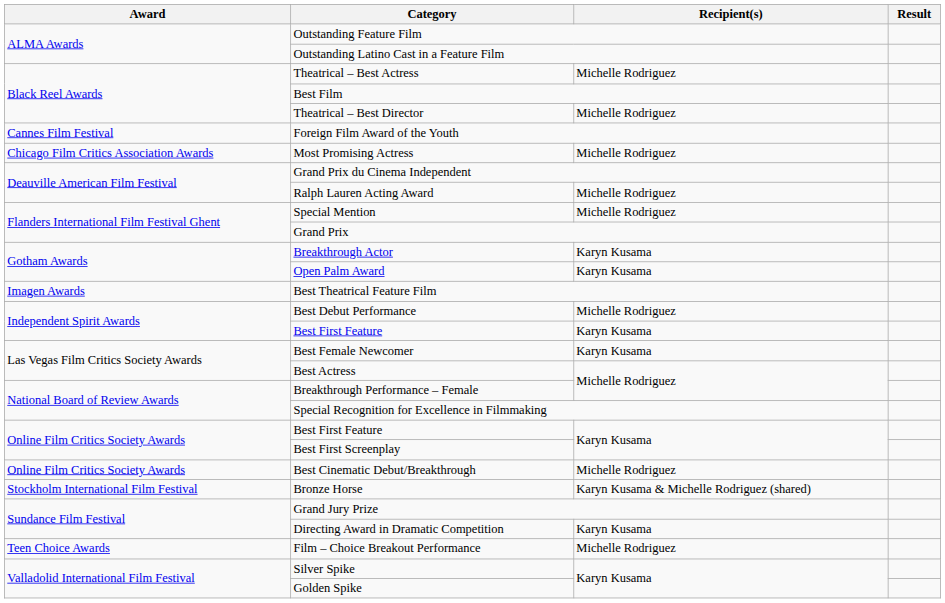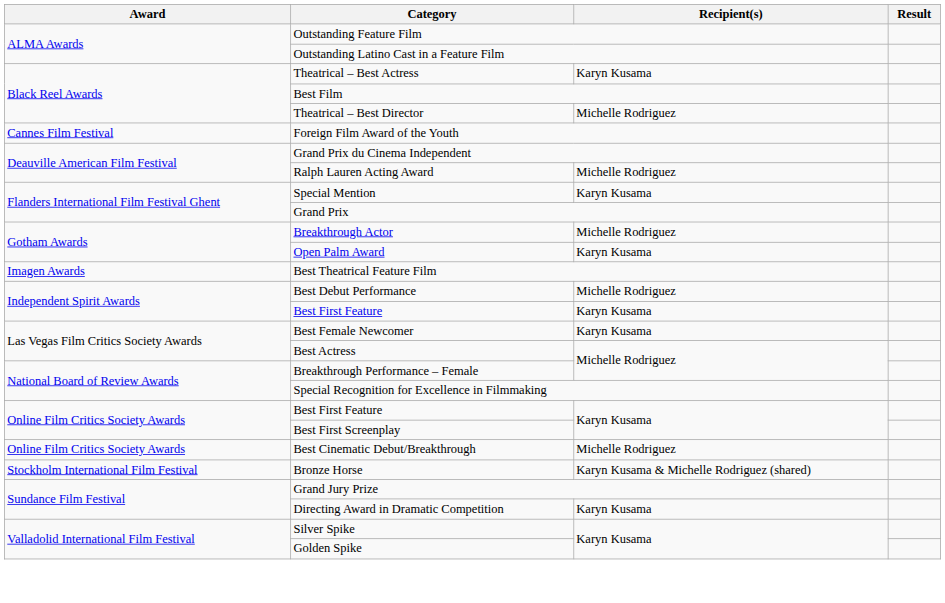(626, 73) Michelle Rodriguez -> (614, 73) Karyn Kusama
- row: (110, 152)
(626, 212) Michelle Rodriguez -> (614, 192) Karyn Kusama
(614, 251) Karyn Kusama -> (626, 232) Michelle Rodriguez
- row: (59, 548)
